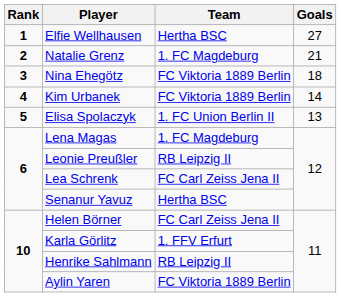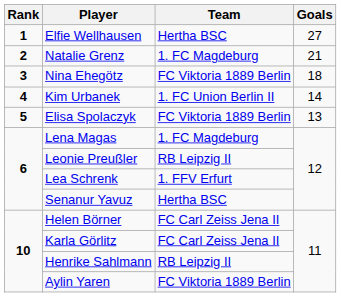(224, 96) FC Viktoria 1889 Berlin -> (216, 96) 1. FC Union Berlin II
(216, 117) 1. FC Union Berlin II -> (224, 117) FC Viktoria 1889 Berlin
(219, 179) FC Carl Zeiss Jena II -> (195, 179) 1. FFV Erfurt
(195, 240) 1. FFV Erfurt -> (219, 240) FC Carl Zeiss Jena II
